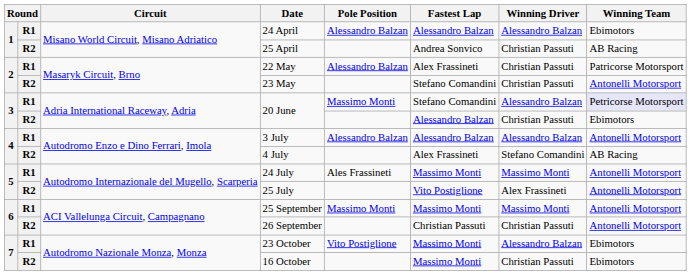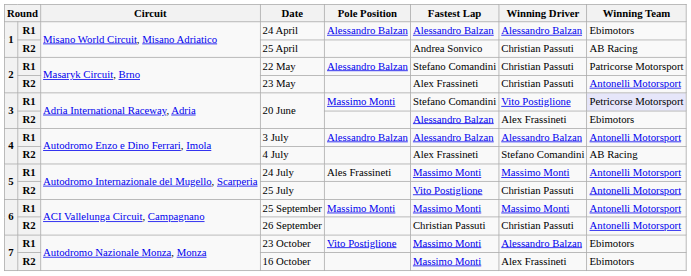(446, 66) Alex Frassineti -> (455, 66) Stefano Comandini
(455, 83) Stefano Comandini -> (446, 83) Alex Frassineti
(542, 101) Alessandro Balzan -> (536, 101) Vito Postiglione
(537, 119) Christian Passuti -> (534, 119) Alex Frassineti
(534, 190) Alex Frassineti -> (537, 190) Christian Passuti
(537, 261) Christian Passuti -> (534, 261) Alex Frassineti
